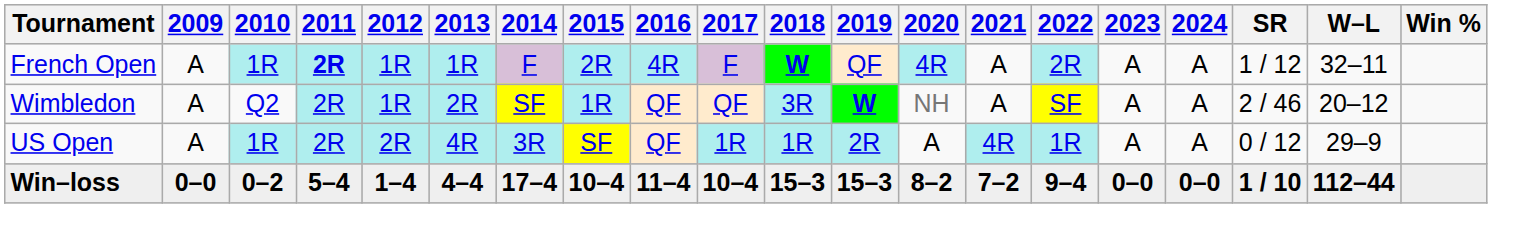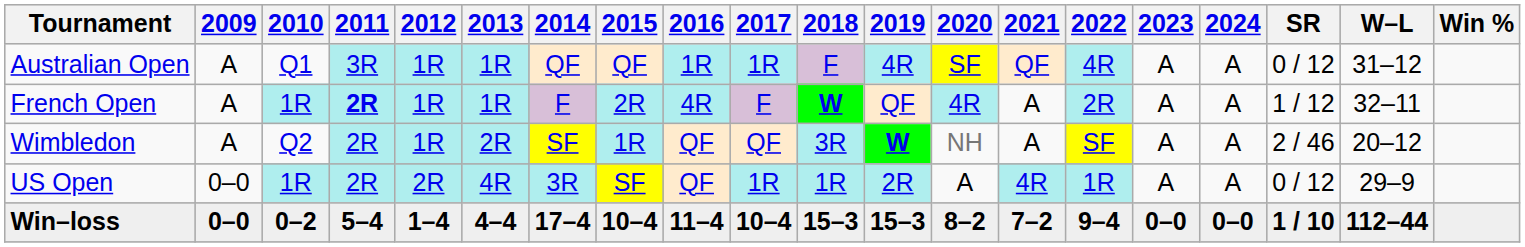+ row: (100, 63)
(195, 143) A -> (229, 182) 0–0
